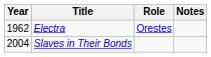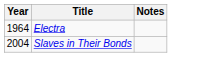- column: (154, 12)
(18, 28) 1962 -> (18, 28) 1964
